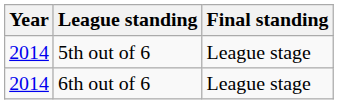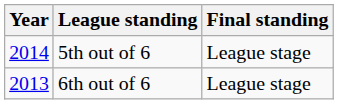(29, 83) 2014 -> (29, 83) 2013
